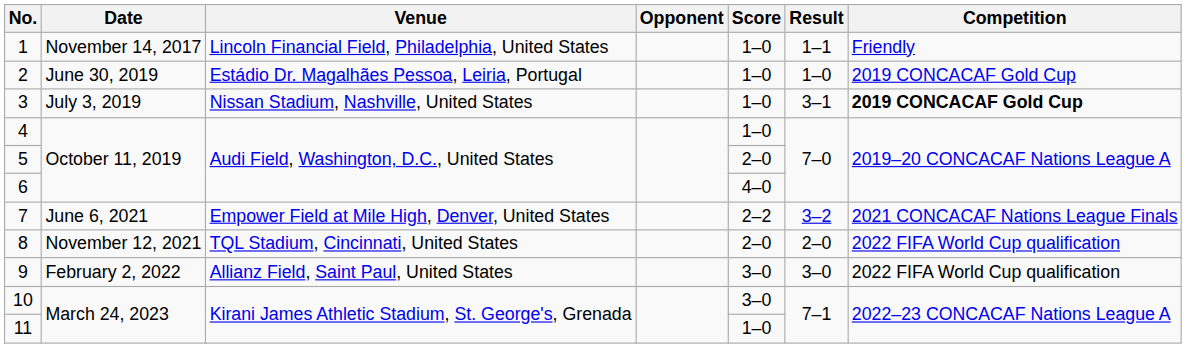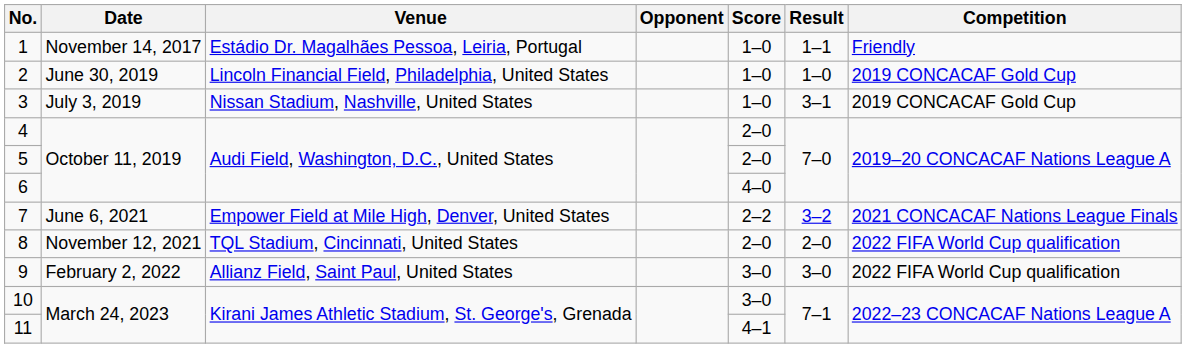(409, 46) Lincoln Financial Field, Philadelphia, United States -> (396, 46) Estádio Dr. Magalhães Pessoa, Leiria, Portugal
(396, 74) Estádio Dr. Magalhães Pessoa, Leiria, Portugal -> (409, 74) Lincoln Financial Field, Philadelphia, United States
(967, 103) bold -> (964, 103) normal
(756, 131) 1–0 -> (756, 131) 2–0
(756, 328) 1–0 -> (756, 328) 4–1
